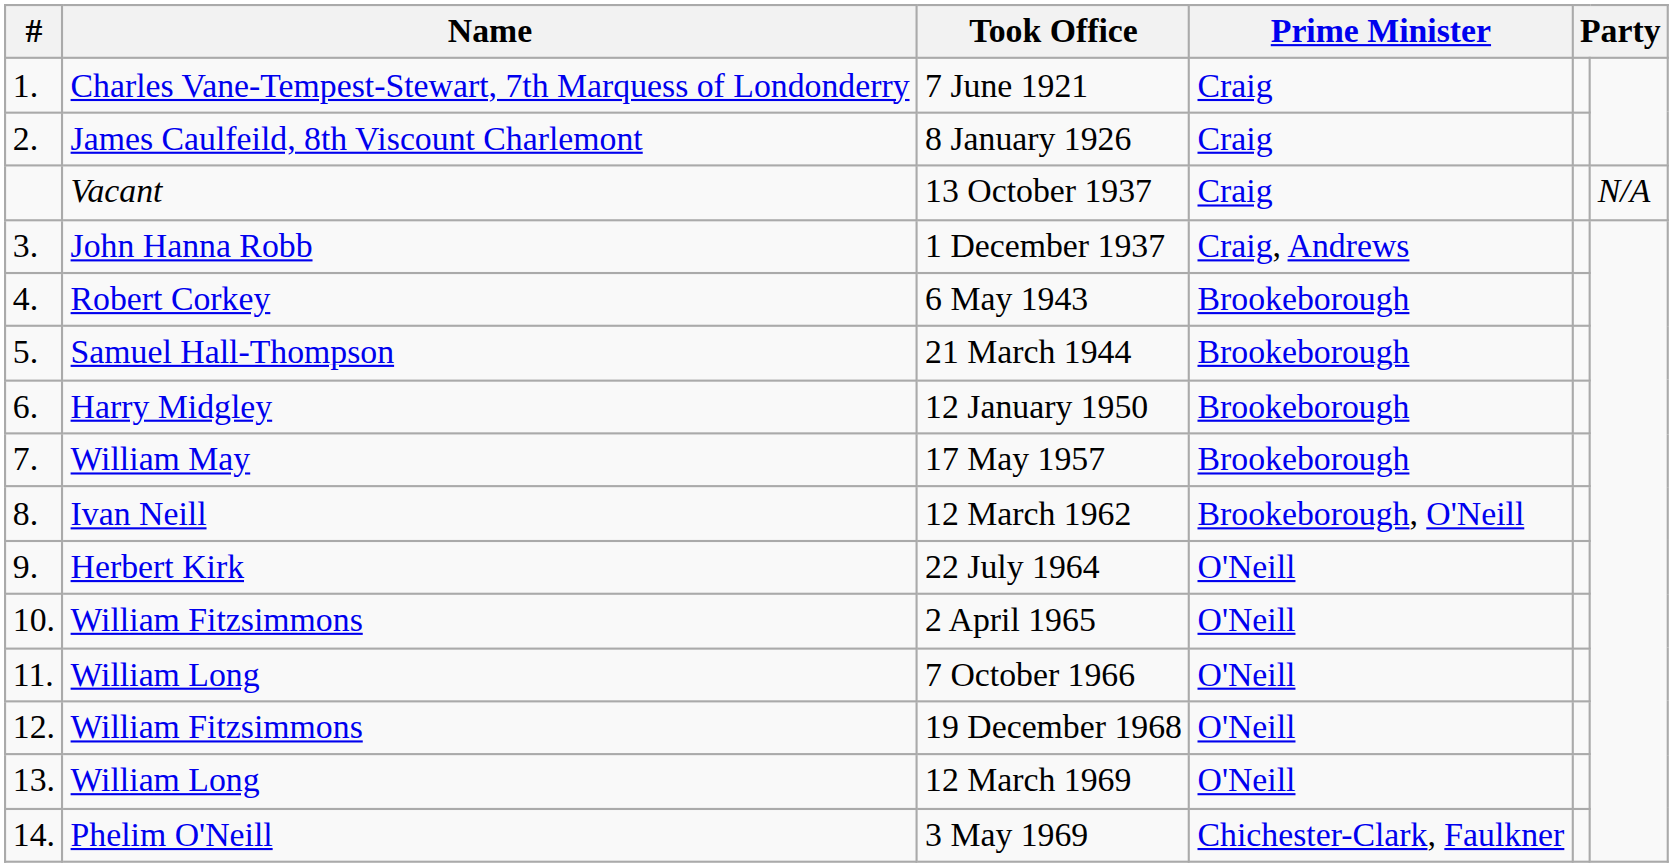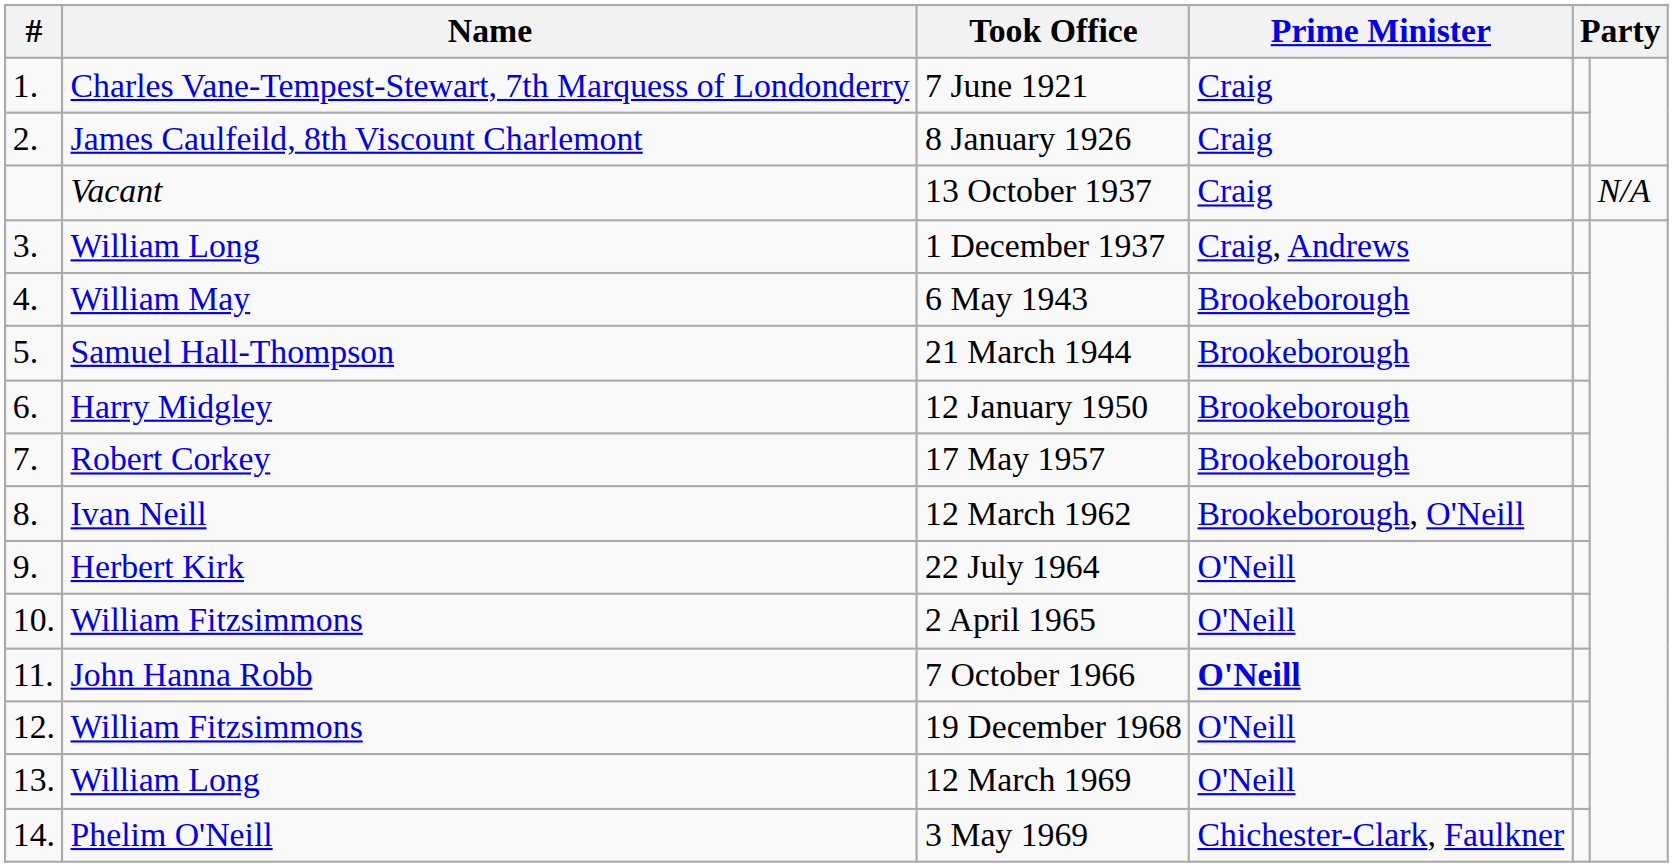(192, 245) John Hanna Robb -> (165, 245) William Long
(170, 298) Robert Corkey -> (160, 298) William May
(160, 459) William May -> (170, 459) Robert Corkey
(165, 673) William Long -> (192, 673) John Hanna Robb
(1246, 673) normal -> (1249, 673) bold
